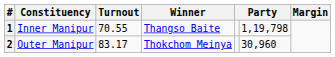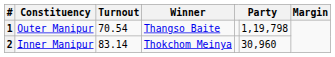(55, 28) Inner Manipur -> (55, 28) Outer Manipur
(113, 28) 70.55 -> (113, 28) 70.54
(55, 44) Outer Manipur -> (55, 44) Inner Manipur
(113, 44) 83.17 -> (113, 44) 83.14
